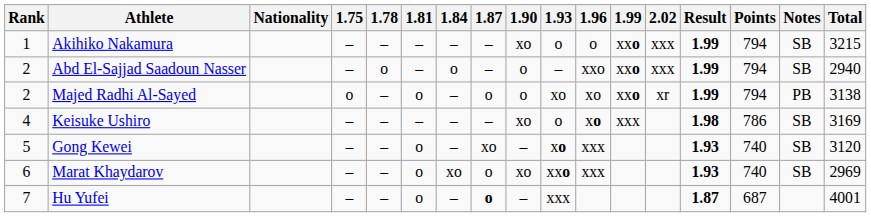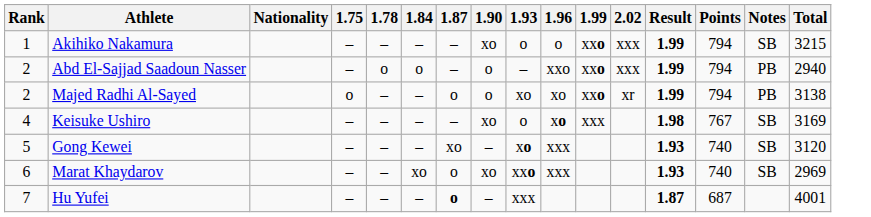- column: (419, 17)
(802, 69) SB -> (767, 69) PB
(755, 121) 786 -> (720, 121) 767
